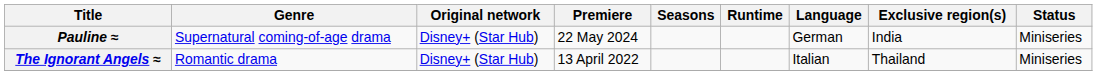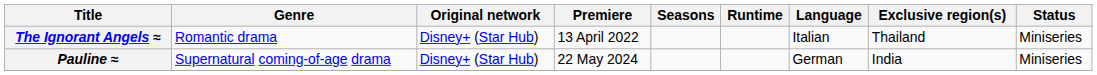rows swapped: (88, 59) <-> (88, 37)
